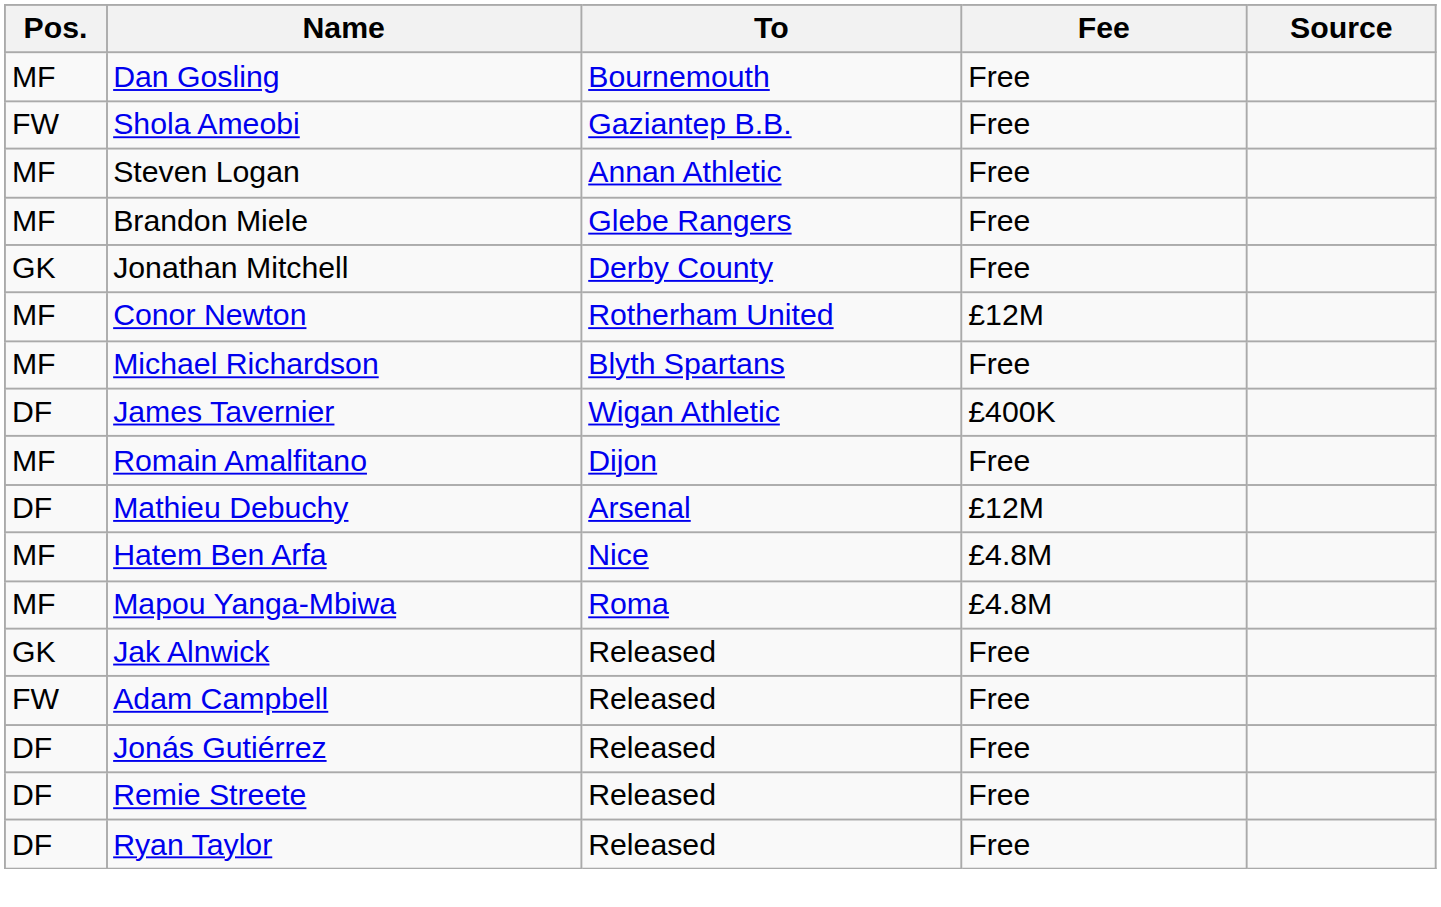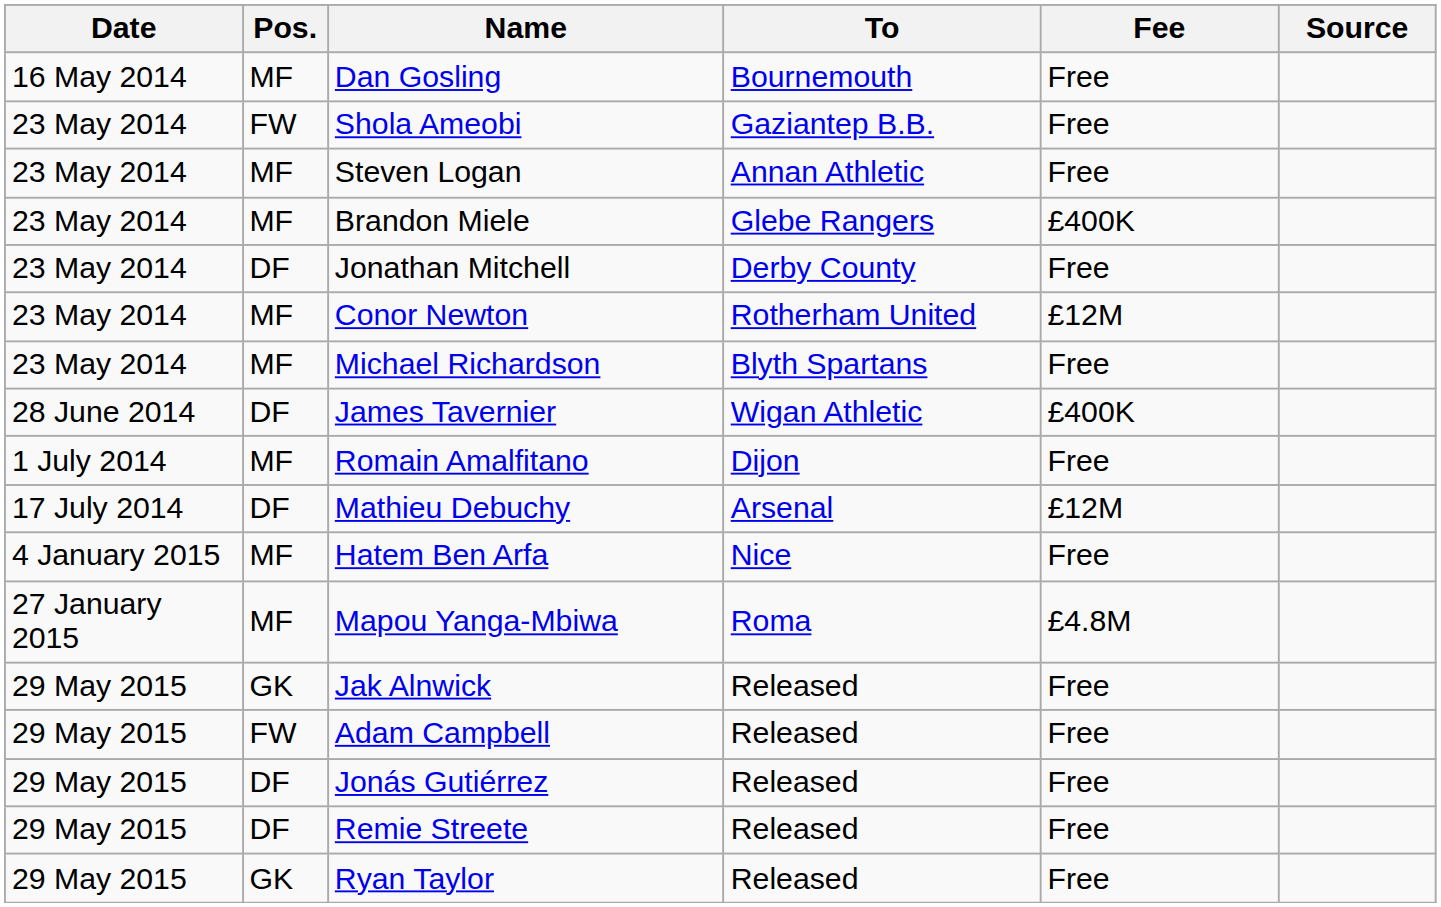+ column: (124, 28)
(999, 220) Free -> (1091, 220) £400K
(34, 268) GK -> (270, 268) DF
(1010, 556) £4.8M -> (1079, 556) Free
(32, 843) DF -> (271, 877) GK
